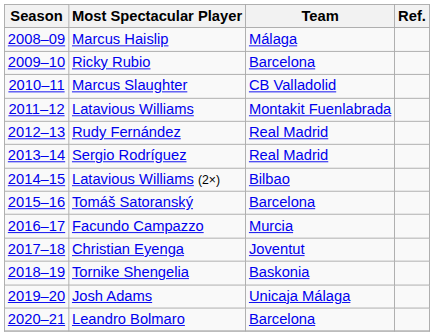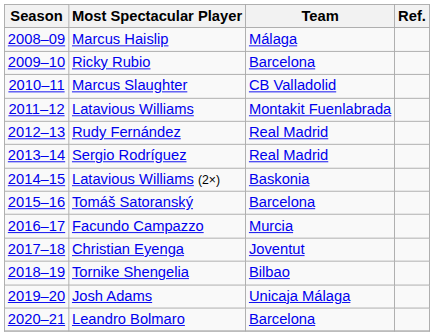(269, 179) Bilbao -> (279, 179) Baskonia
(279, 272) Baskonia -> (269, 272) Bilbao
